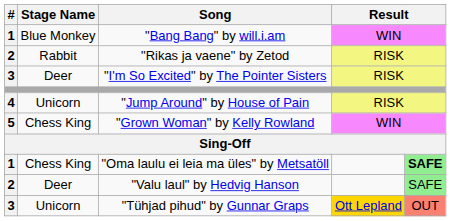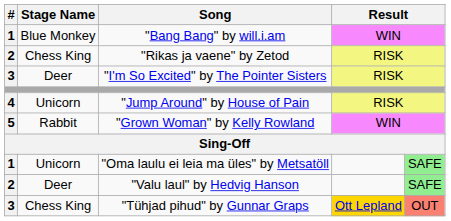(58, 55) Rabbit -> (58, 55) Chess King
(58, 123) Chess King -> (58, 123) Rabbit
(58, 164) Chess King -> (58, 164) Unicorn
(425, 164) bold -> (425, 164) normal
(58, 205) Unicorn -> (58, 205) Chess King
